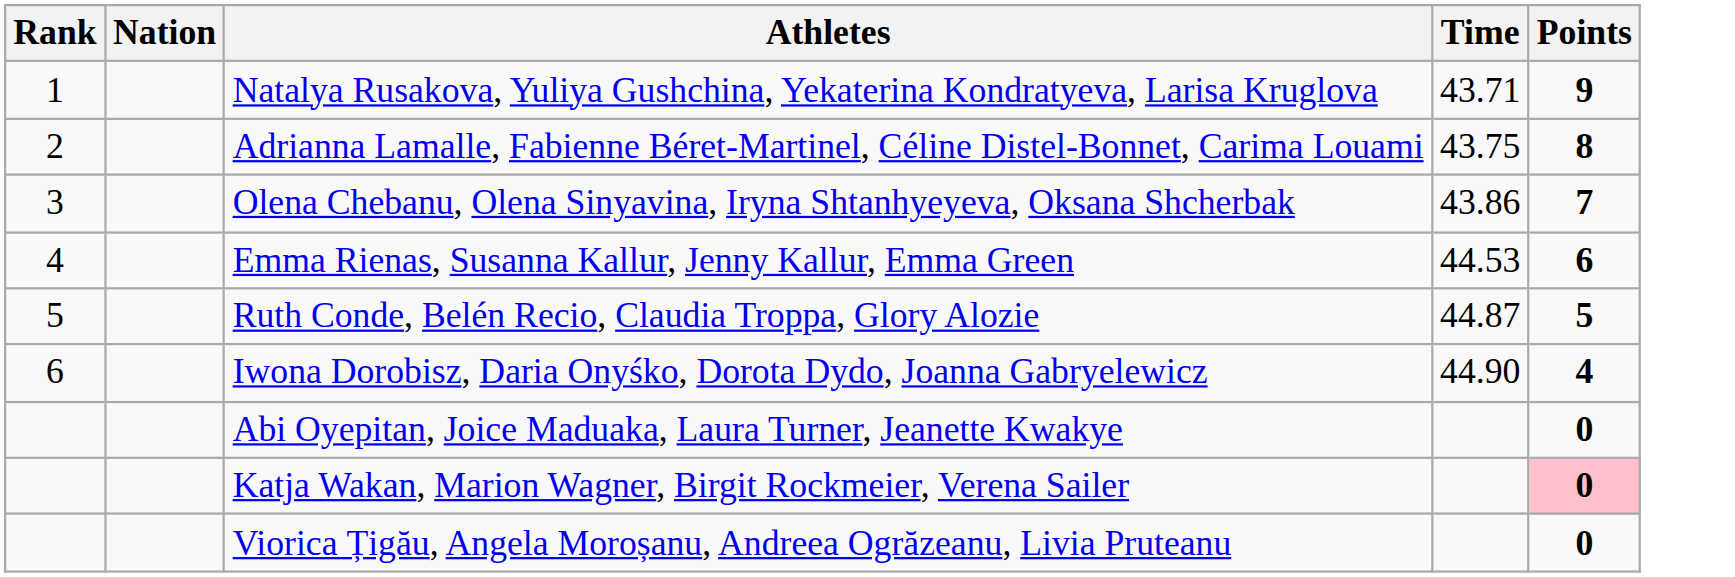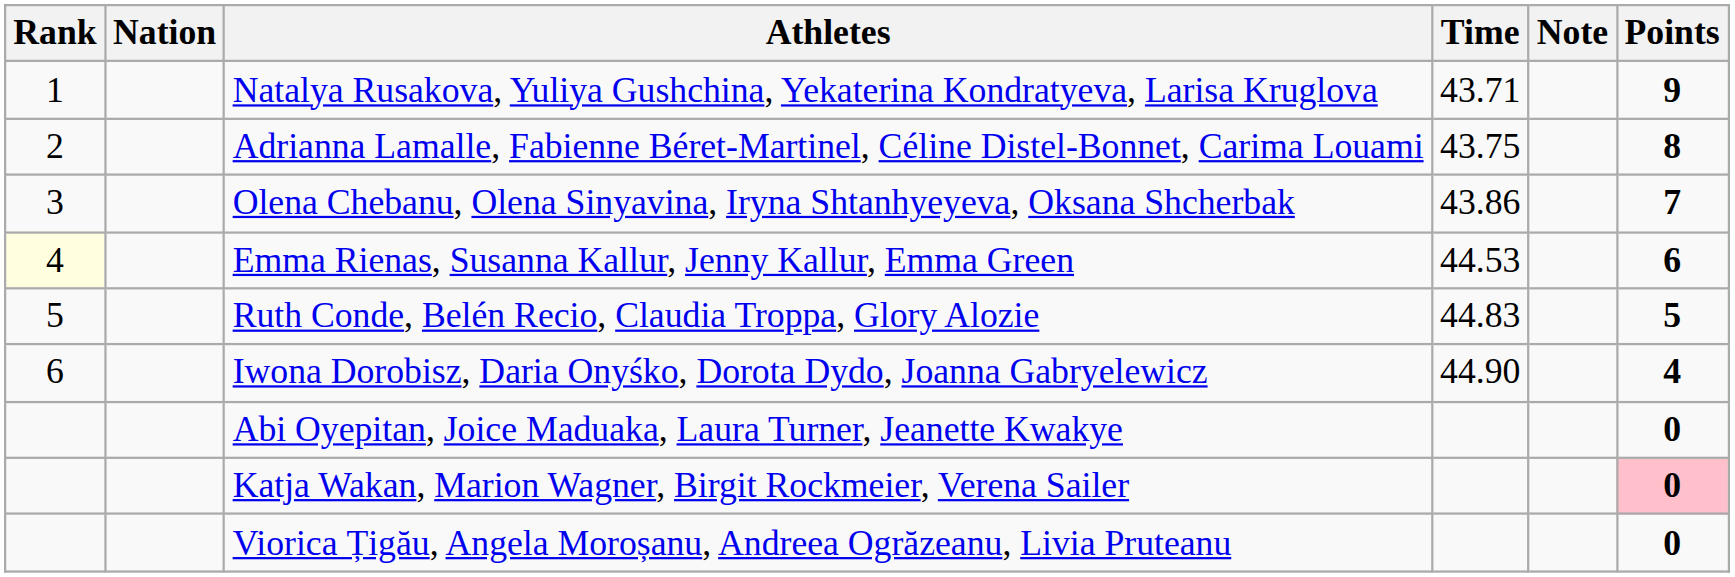+ column: (1572, 32)
(55, 259) no background -> (55, 259) lightyellow background
(1480, 315) 44.87 -> (1480, 315) 44.83
